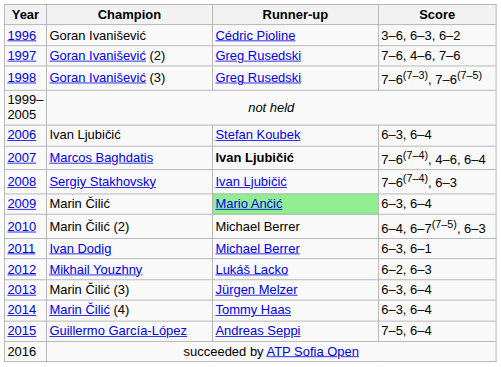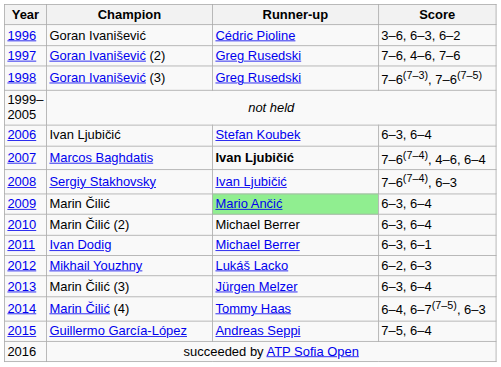(433, 226) 6–4, 6–7(7–5), 6–3 -> (406, 224) 6–3, 6–4
(406, 310) 6–3, 6–4 -> (433, 308) 6–4, 6–7(7–5), 6–3
